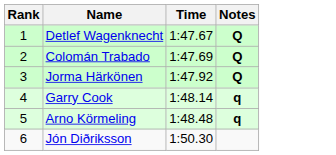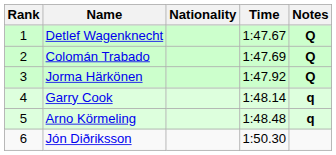+ column: (203, 14)
